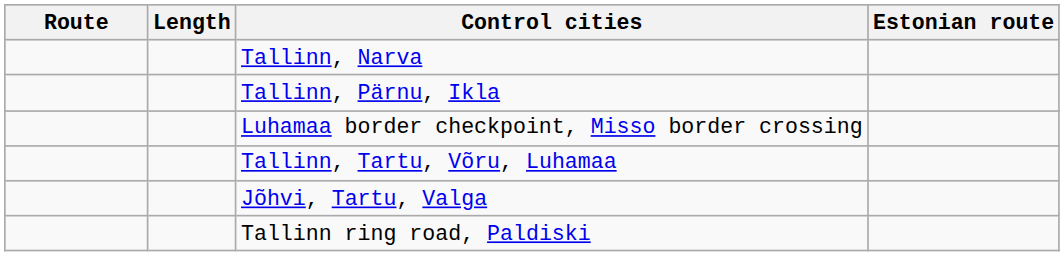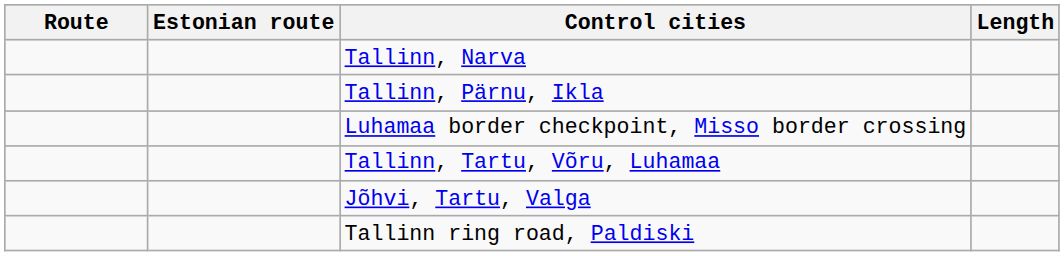columns swapped: (964, 22) <-> (192, 22)
